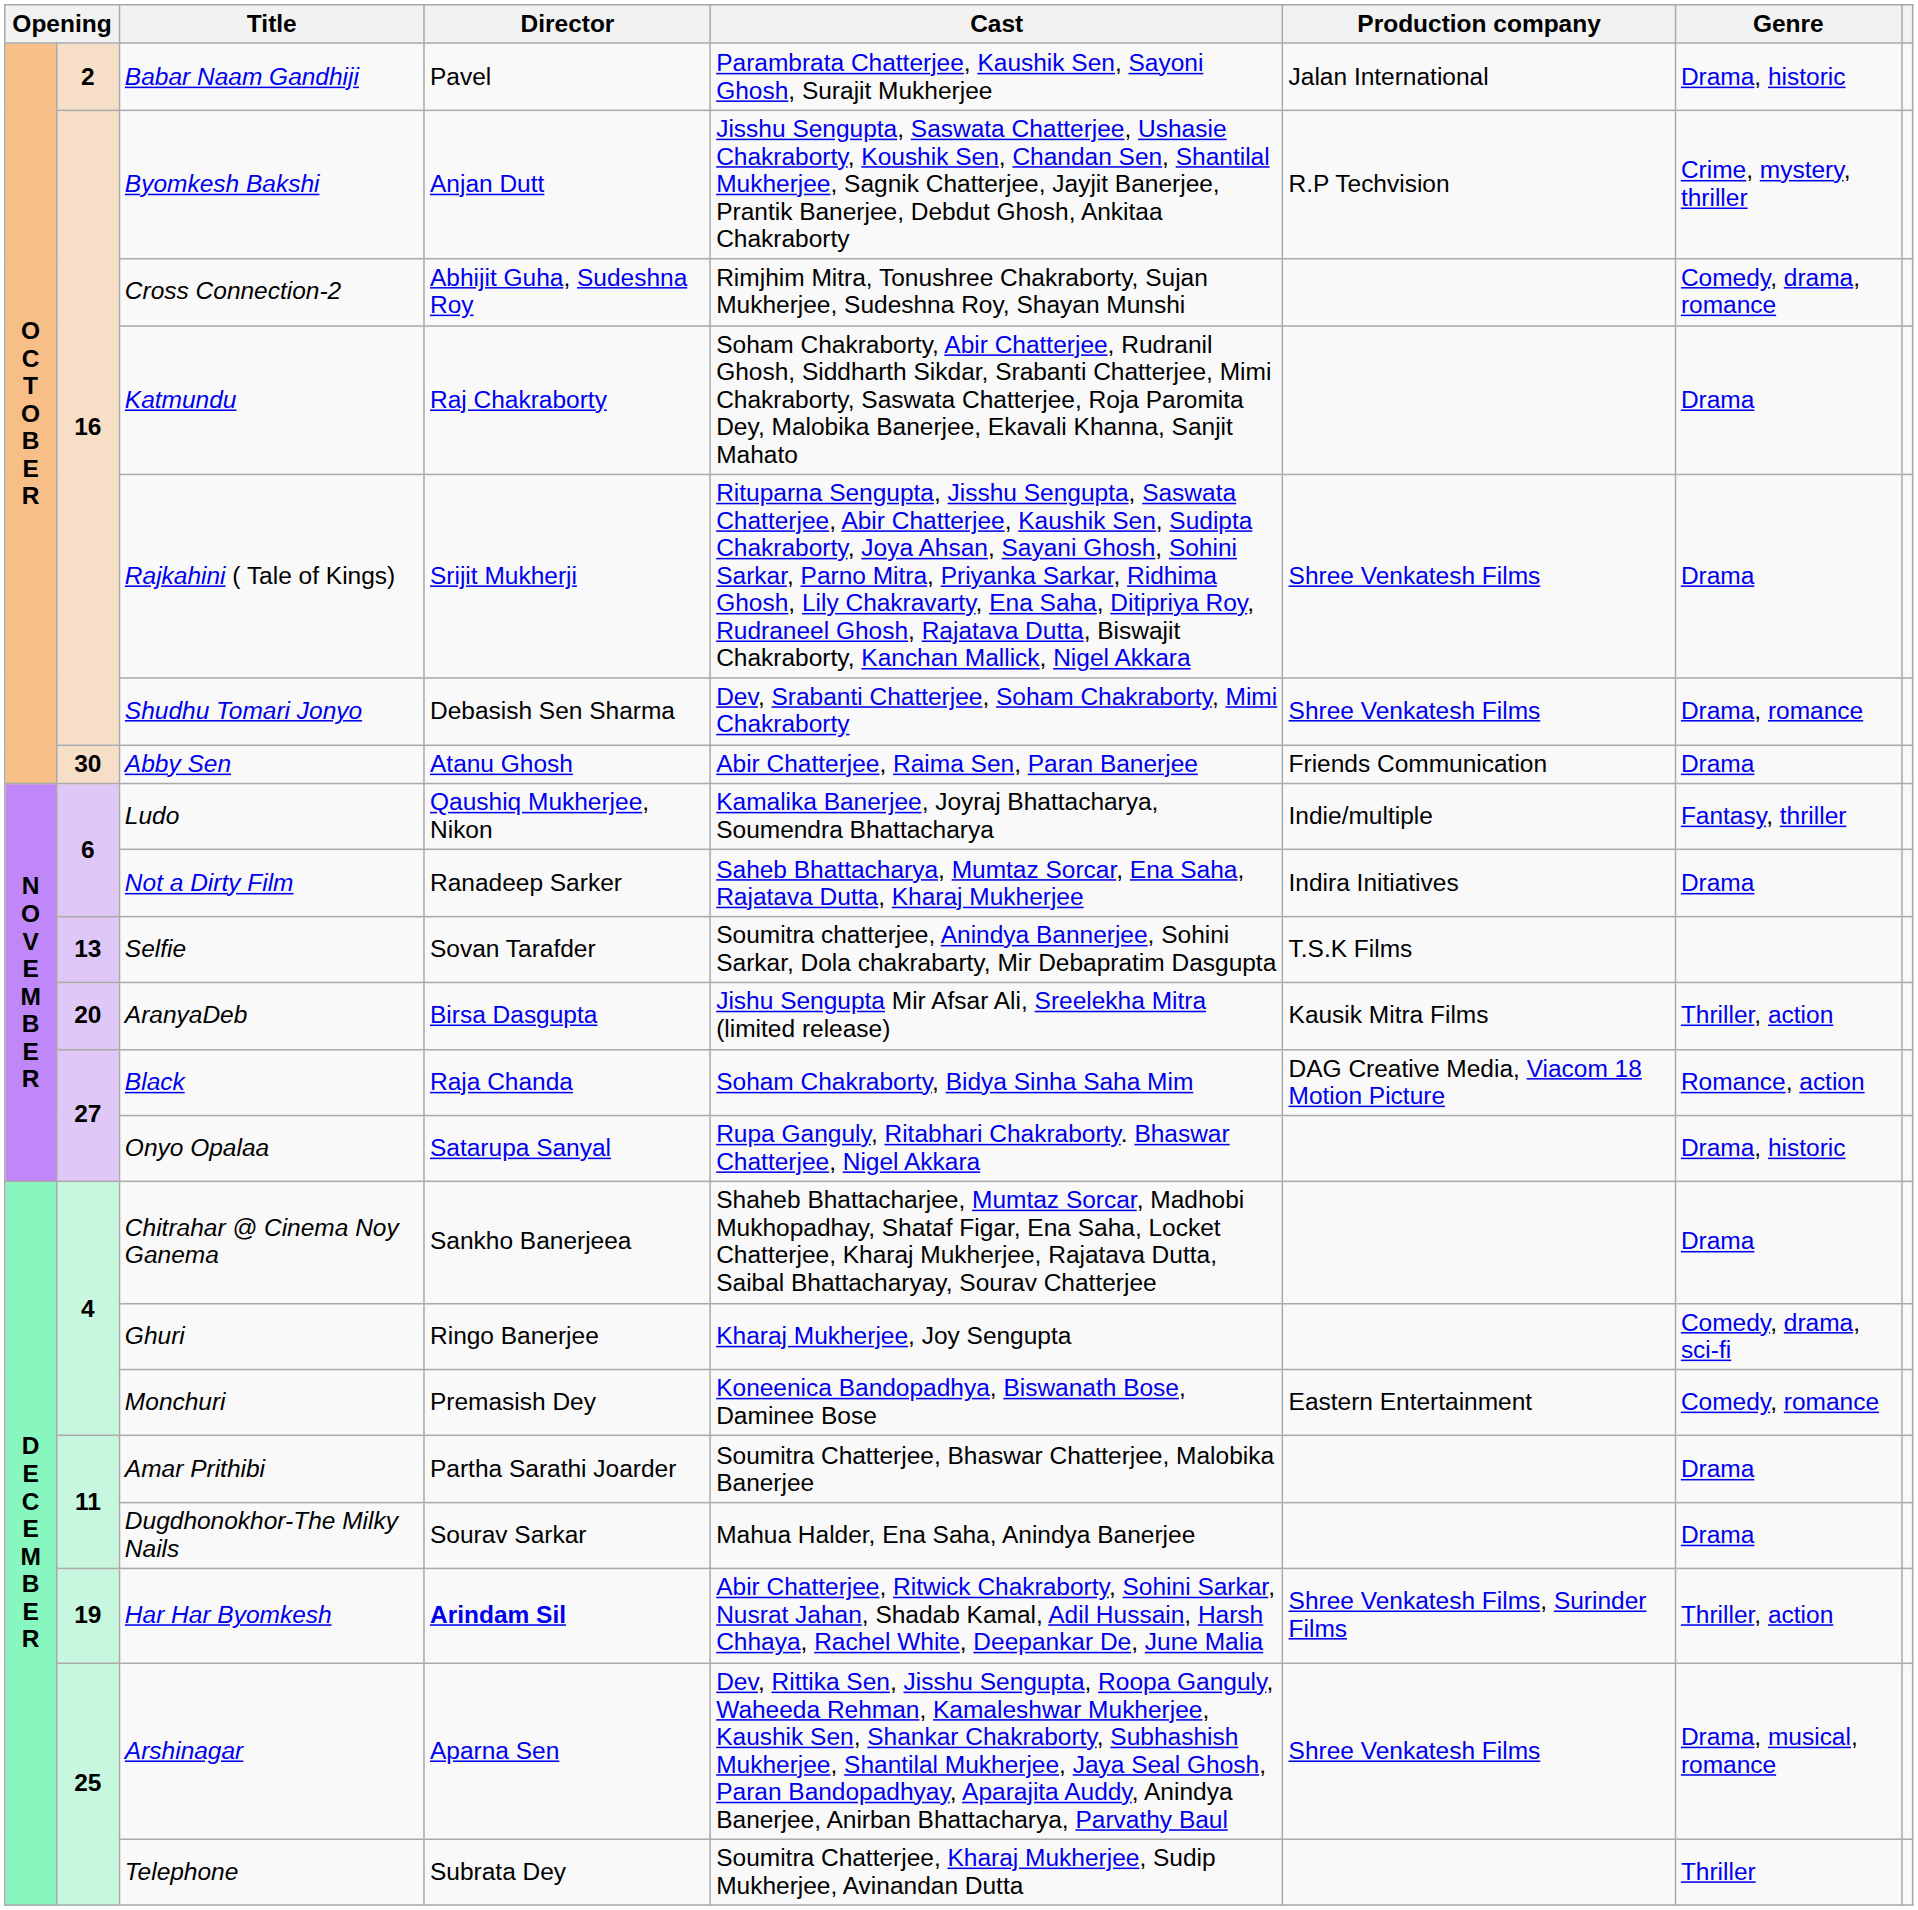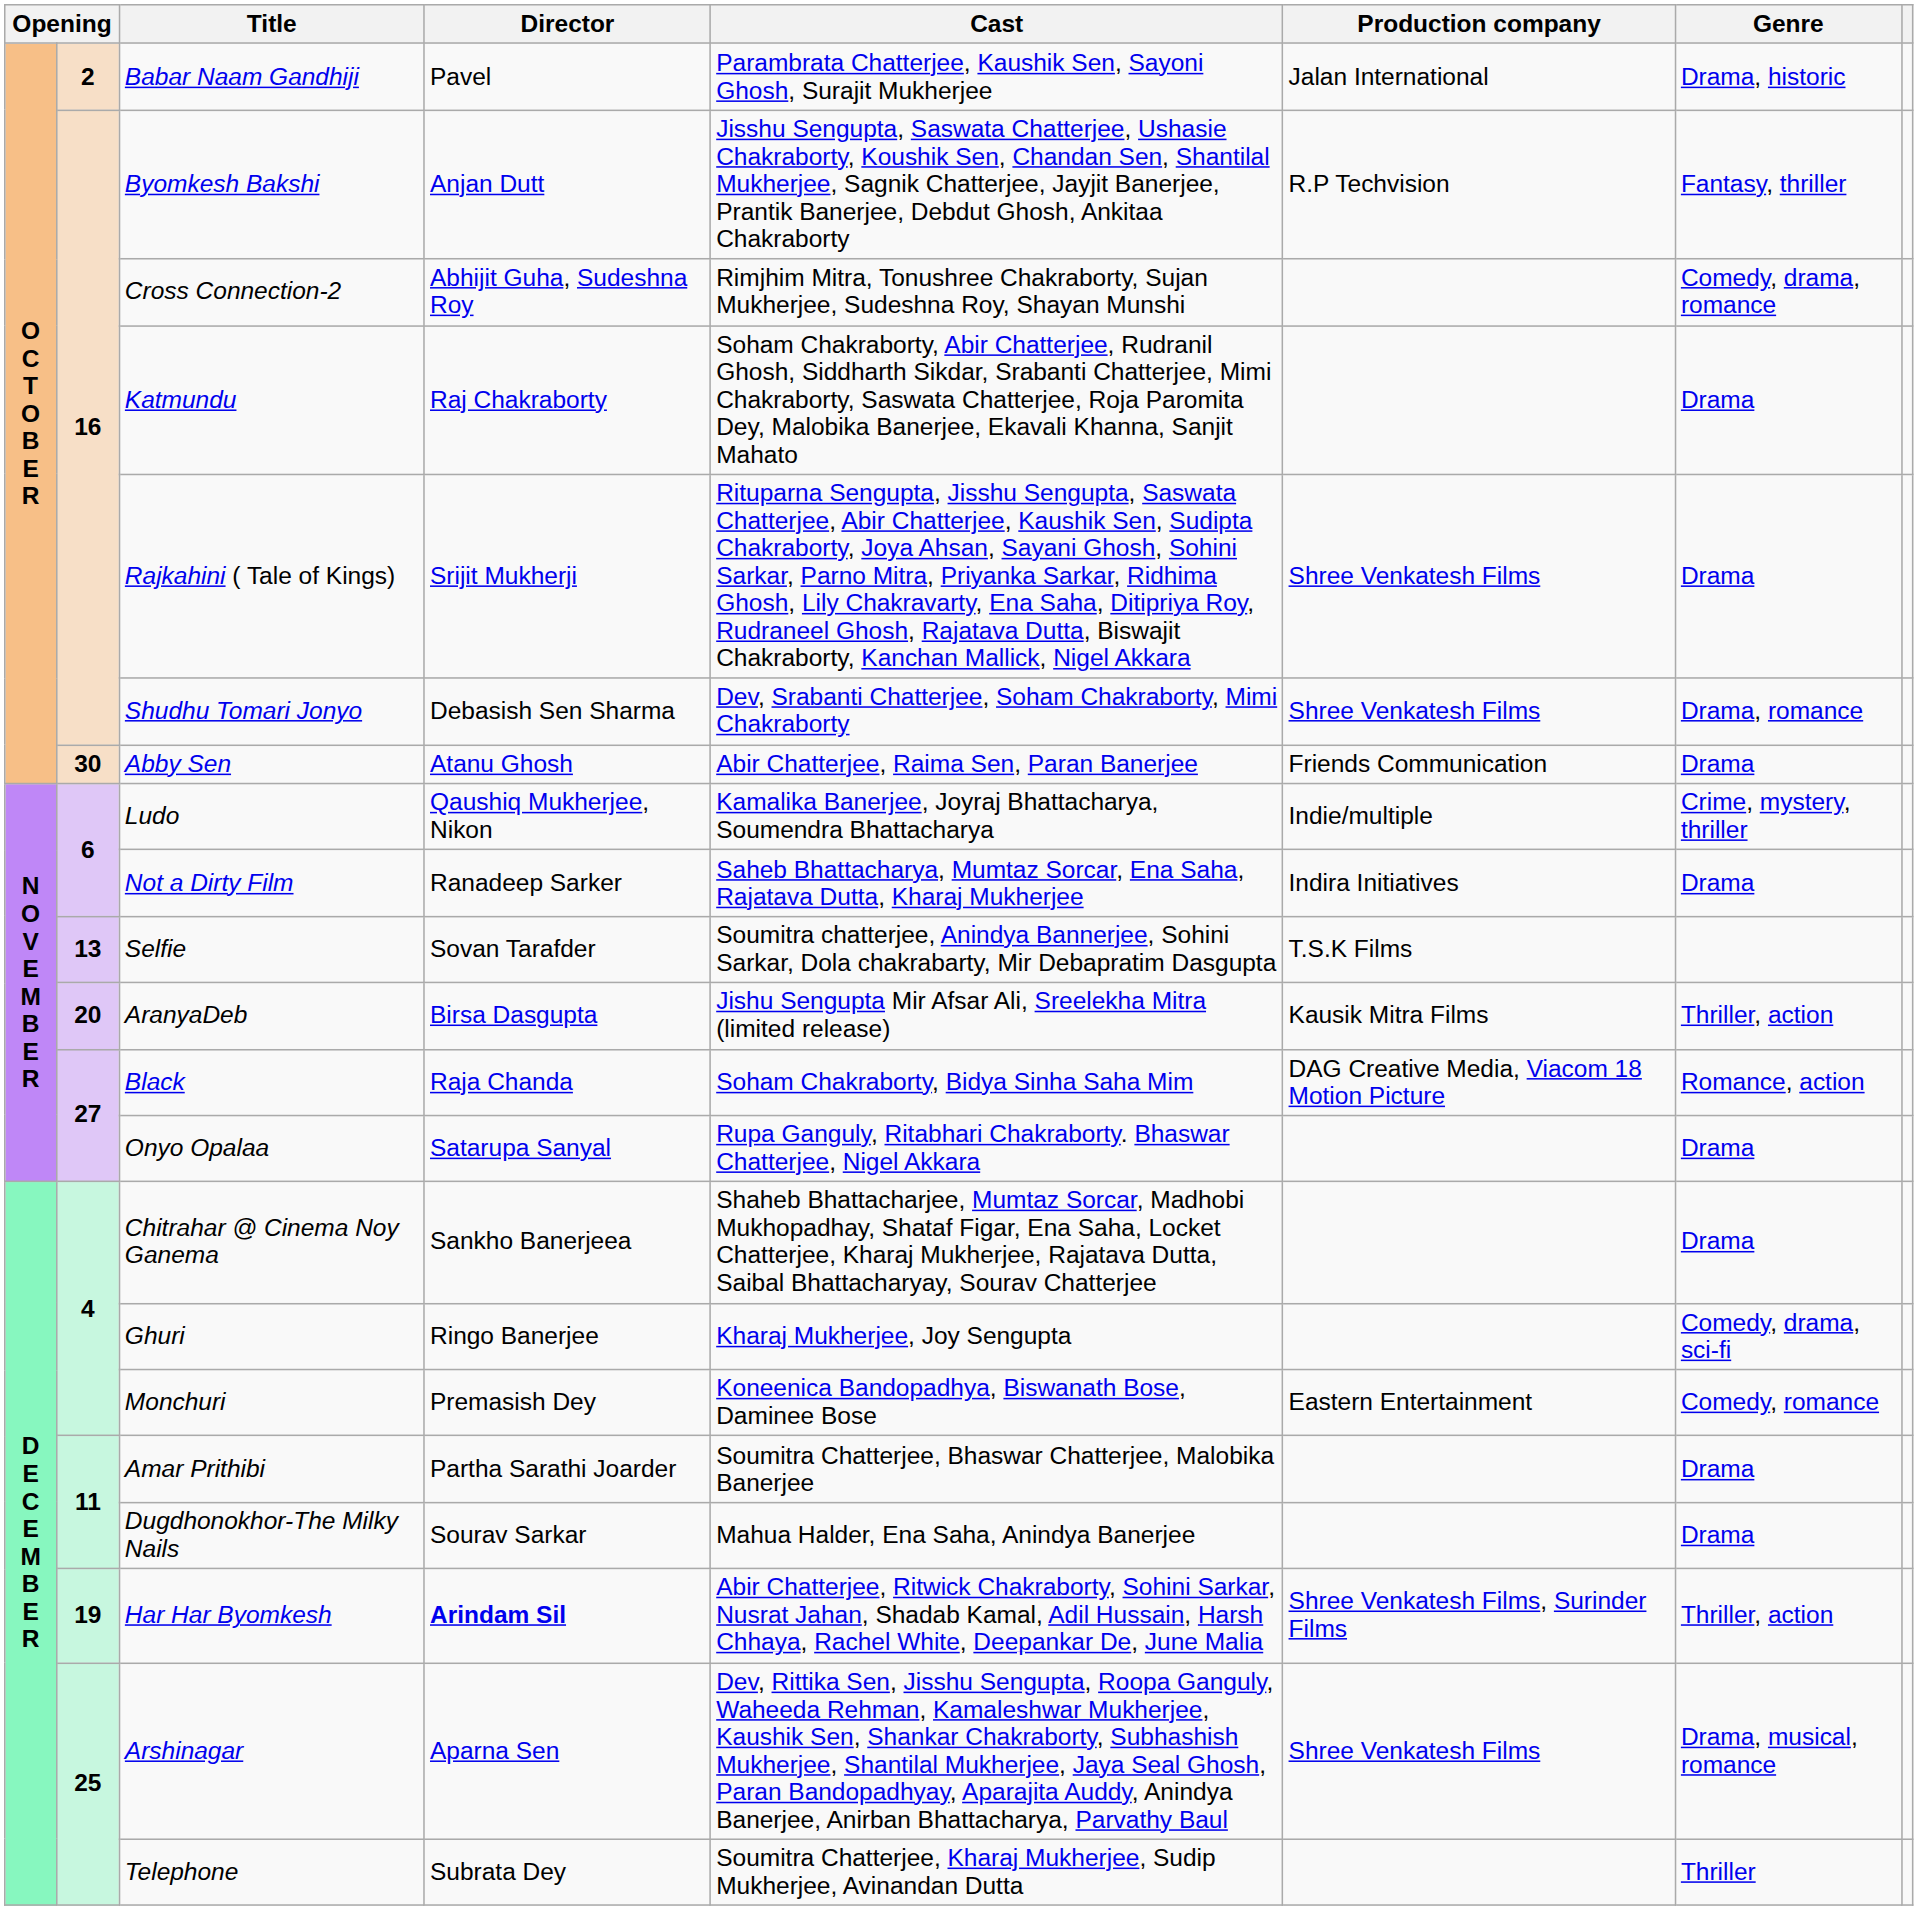(1766, 184) Crime, mystery, thriller -> (1764, 184) Fantasy, thriller
(1764, 816) Fantasy, thriller -> (1766, 816) Crime, mystery, thriller
(1763, 1148) Drama, historic -> (1718, 1148) Drama
